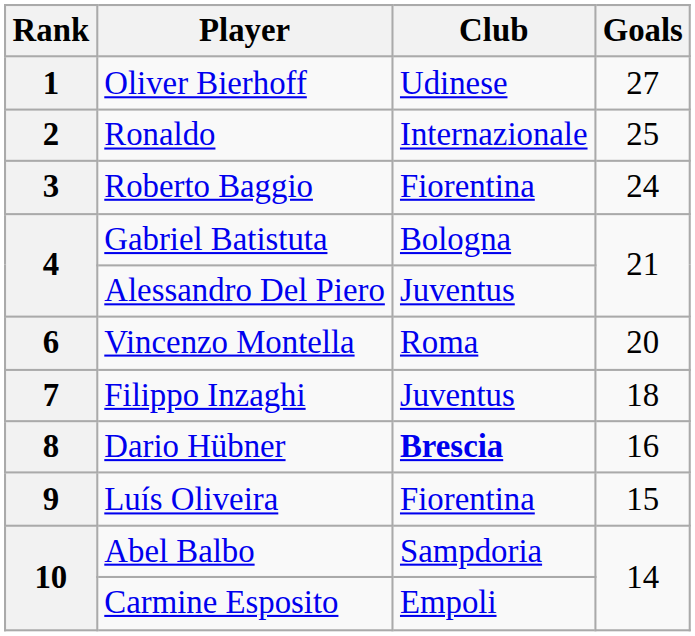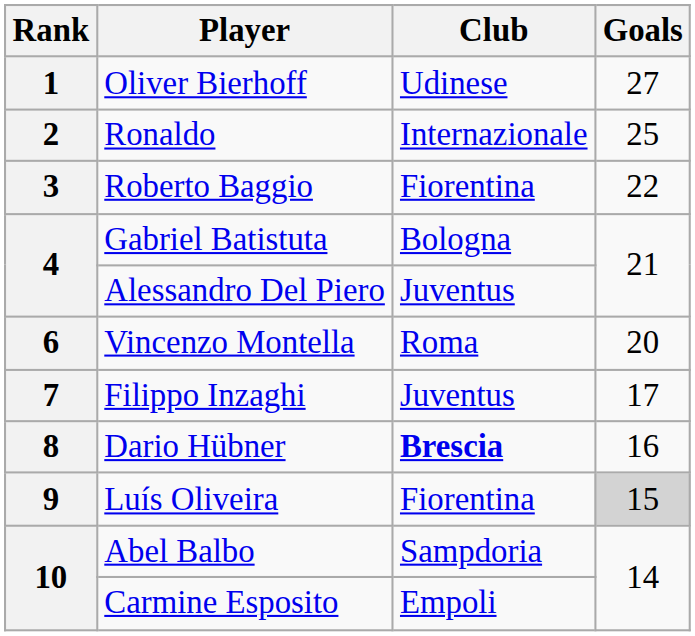(643, 186) 24 -> (643, 186) 22
(643, 394) 18 -> (643, 394) 17
(643, 498) no background -> (643, 498) lightgrey background
